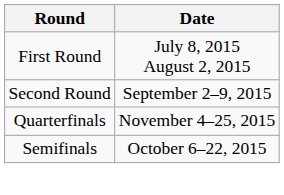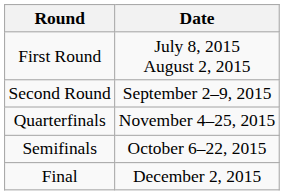+ row: (60, 176)
